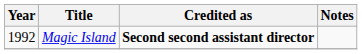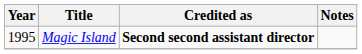(22, 37) 1992 -> (22, 37) 1995
